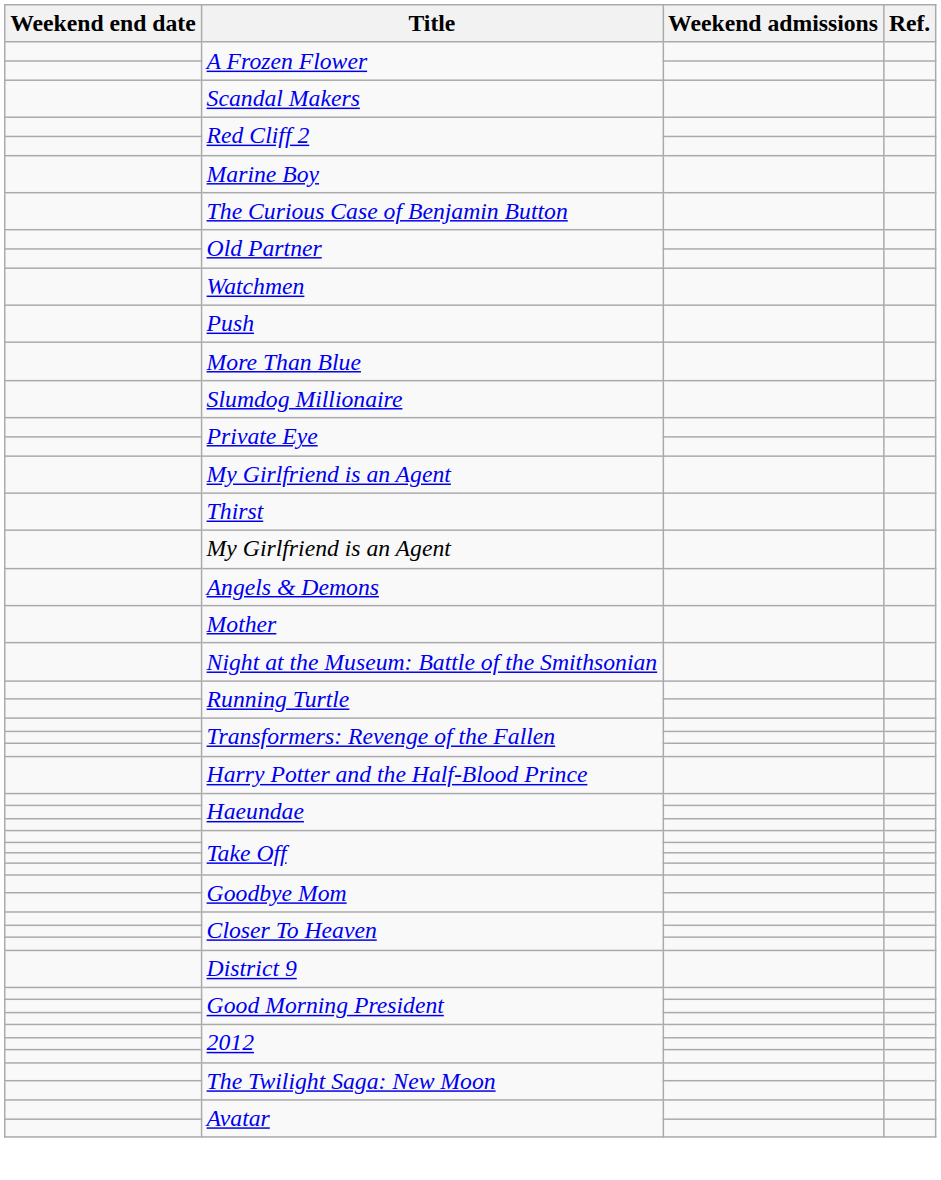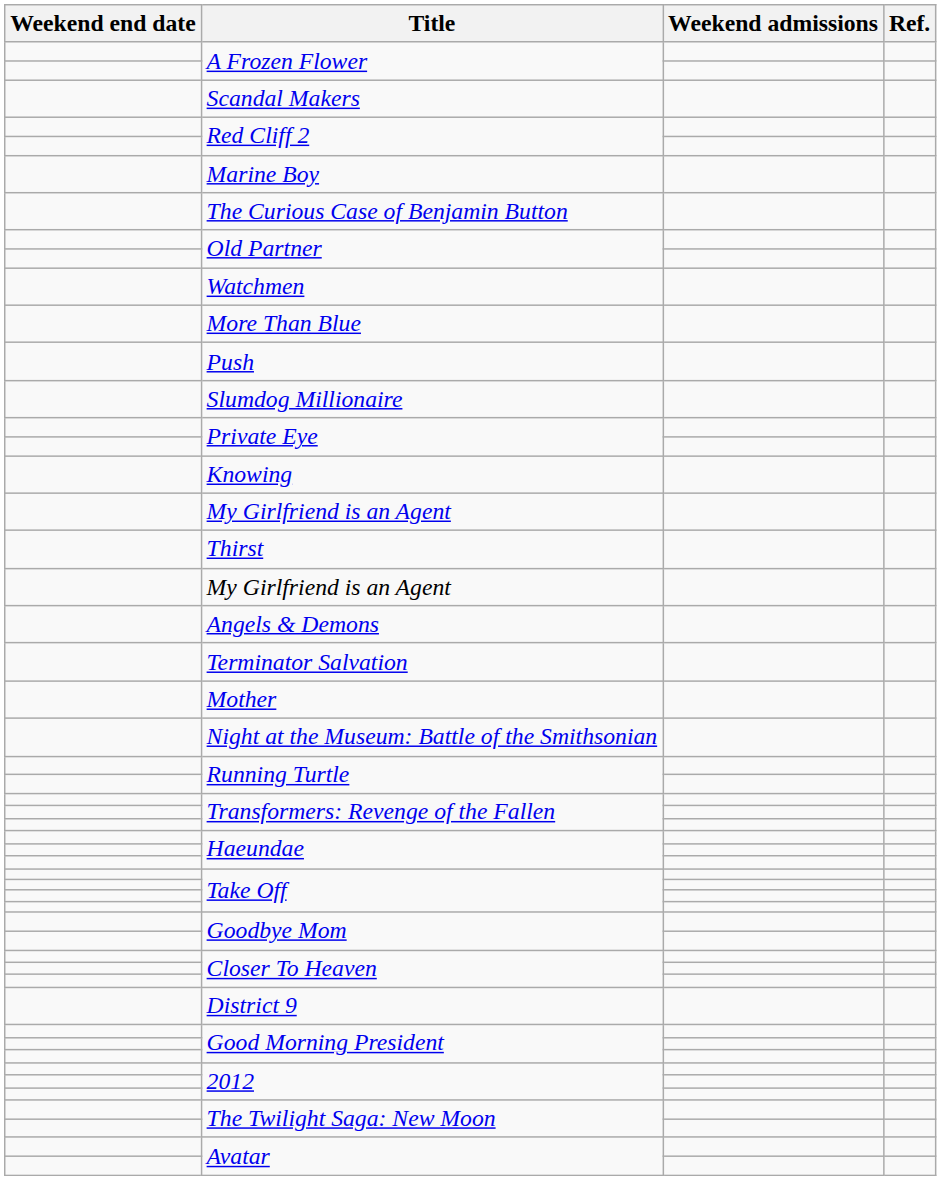rows swapped: (103, 362) <-> (103, 324)
+ row: (103, 474)
+ row: (103, 662)
- row: (103, 775)
